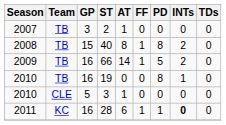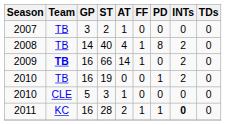(87, 45) 15 -> (87, 45) 14
(124, 45) 8 -> (124, 45) 4
(62, 62) normal -> (62, 62) bold
(160, 62) 5 -> (160, 62) 0
(160, 78) 8 -> (160, 78) 1
(183, 78) 1 -> (183, 78) 2
(124, 111) 6 -> (124, 111) 2
